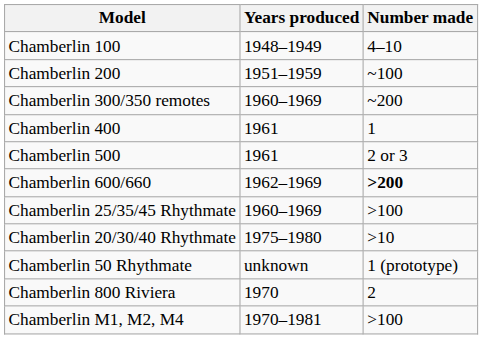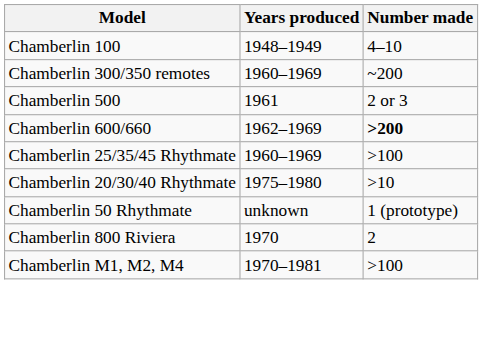- row: (64, 73)
- row: (64, 127)
